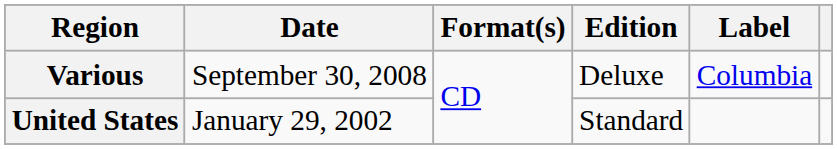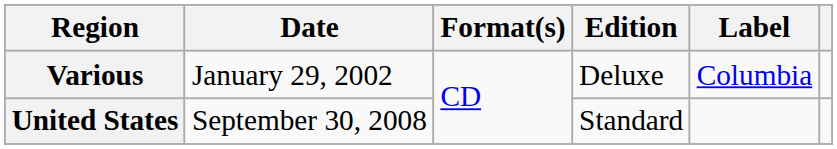(309, 74) September 30, 2008 -> (292, 74) January 29, 2002
(292, 120) January 29, 2002 -> (309, 120) September 30, 2008
